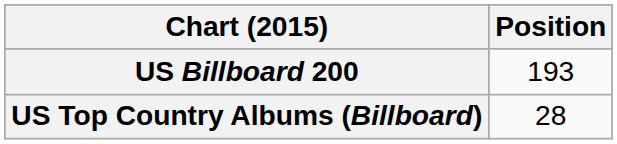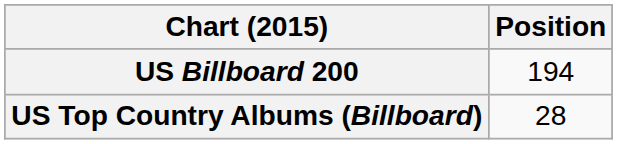(551, 71) 193 -> (551, 71) 194
